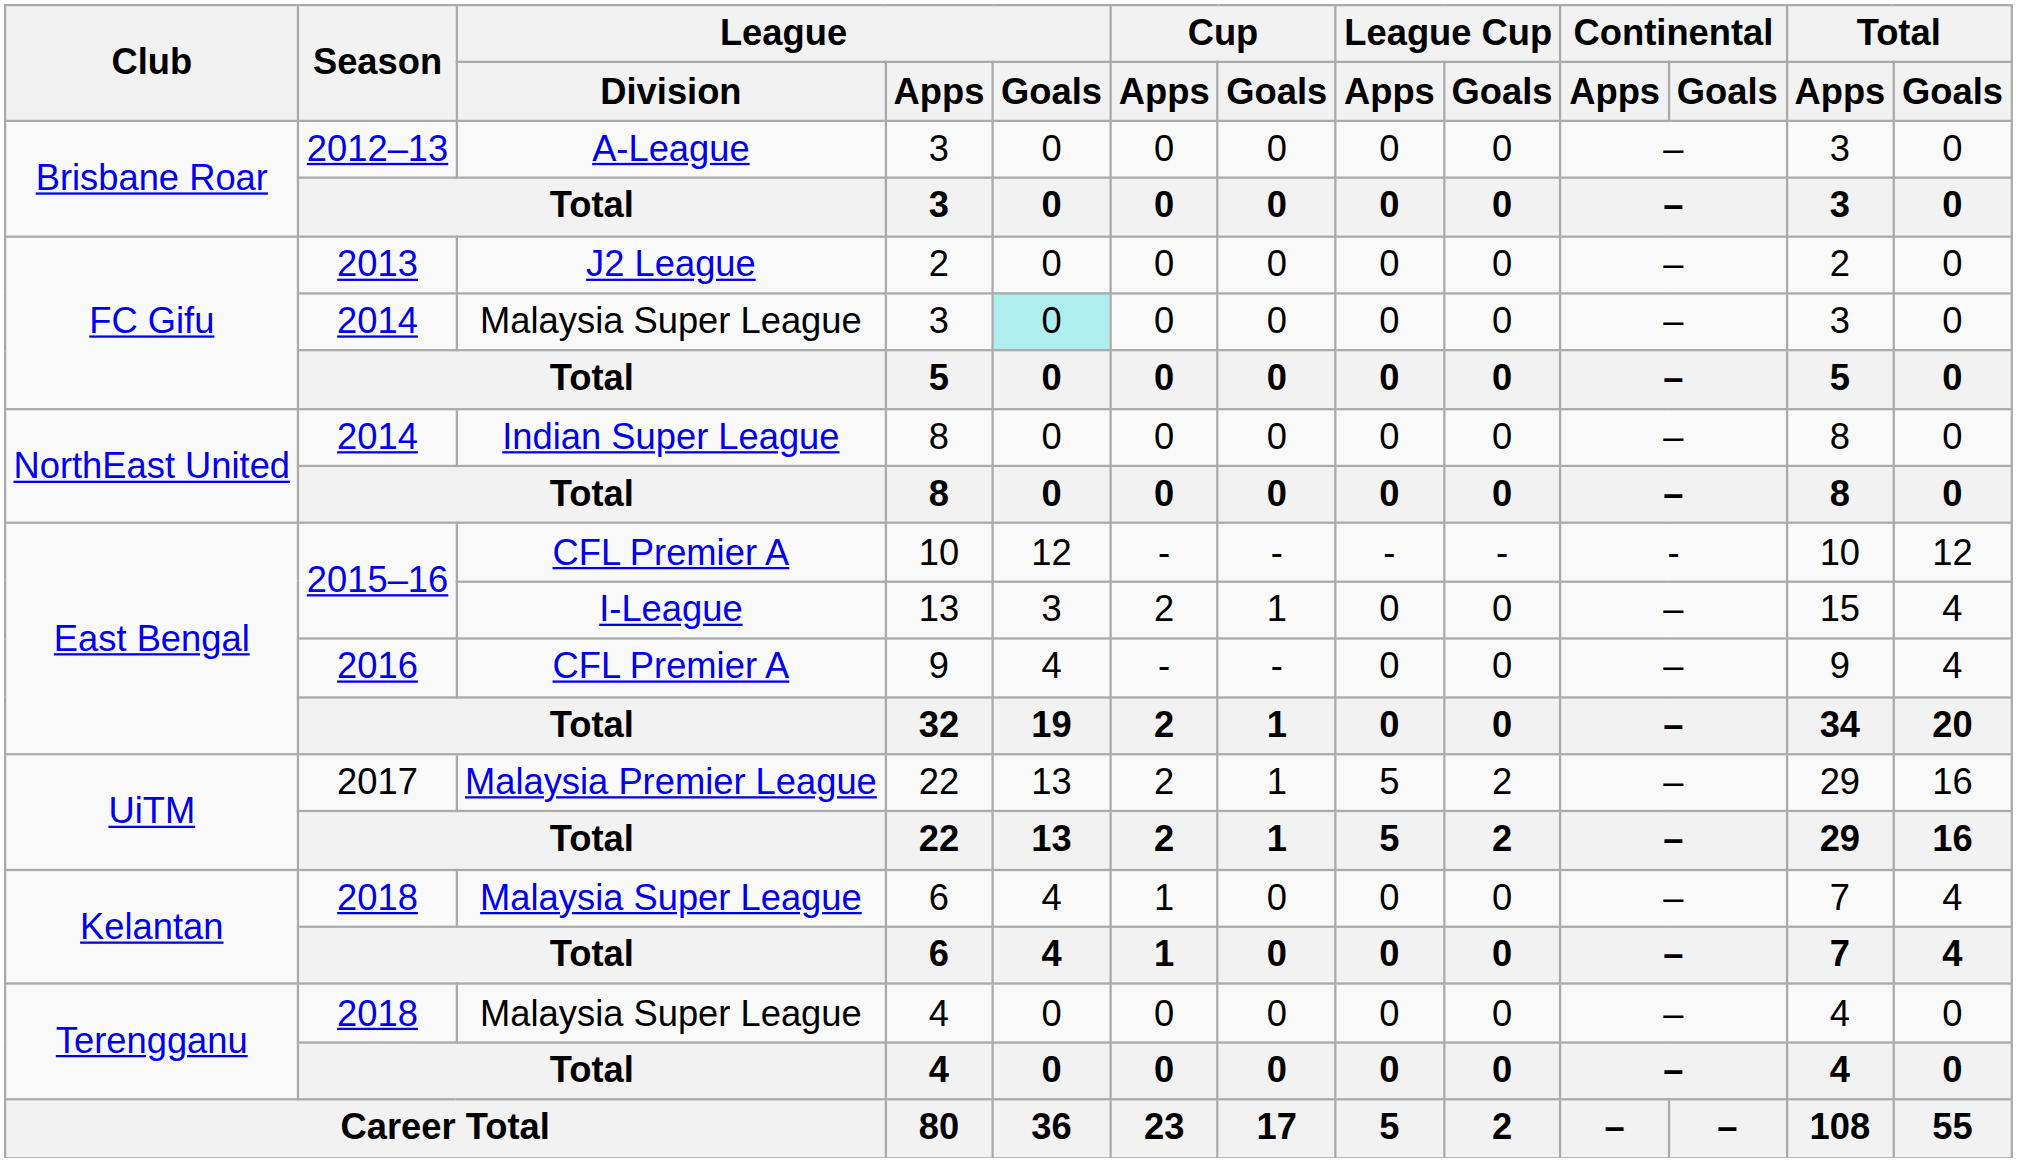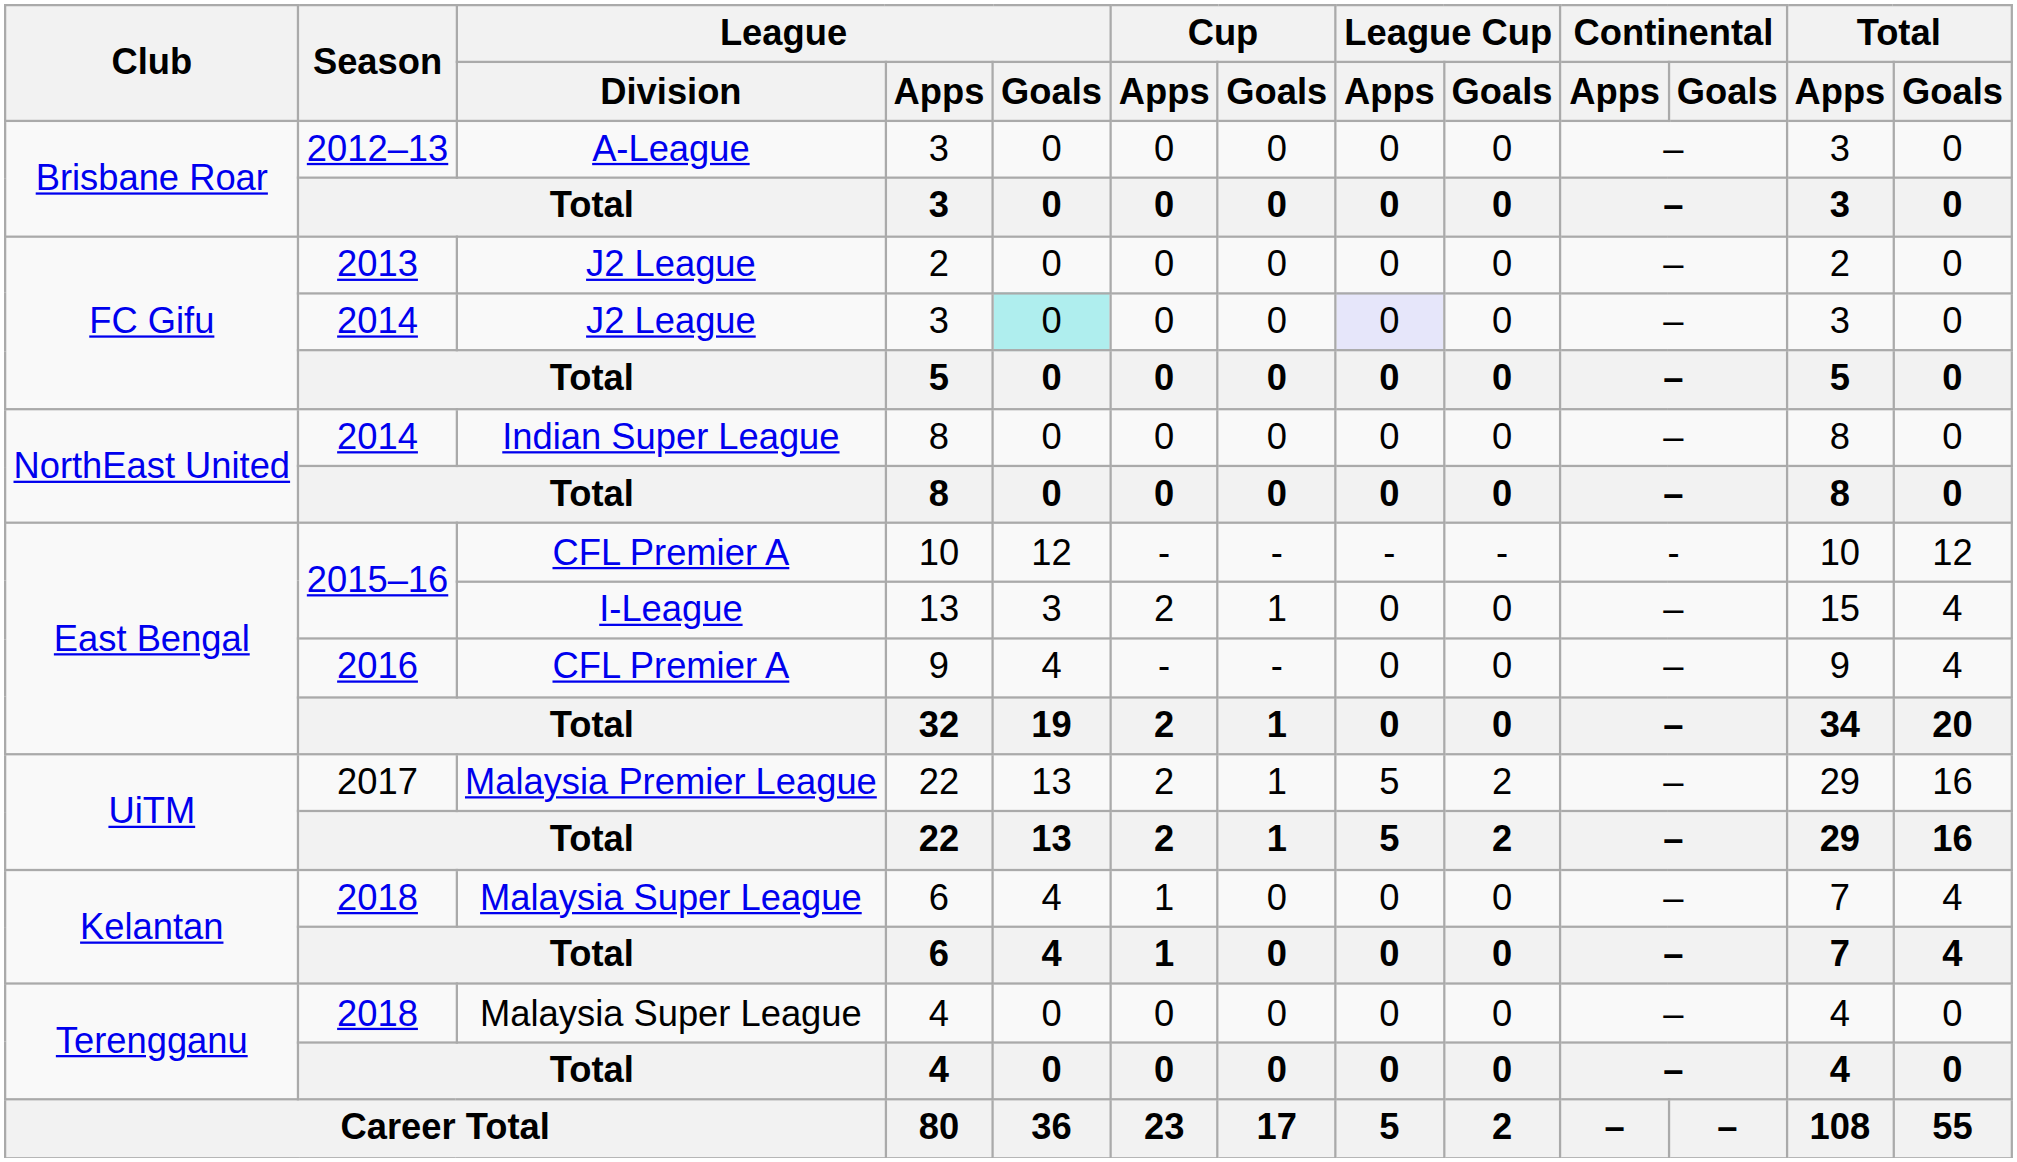(671, 321) Malaysia Super League -> (671, 321) J2 League
(1389, 321) no background -> (1389, 321) lavender background
